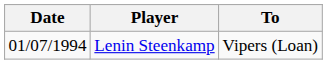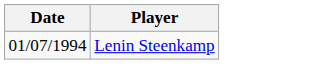- column: (270, 18)
